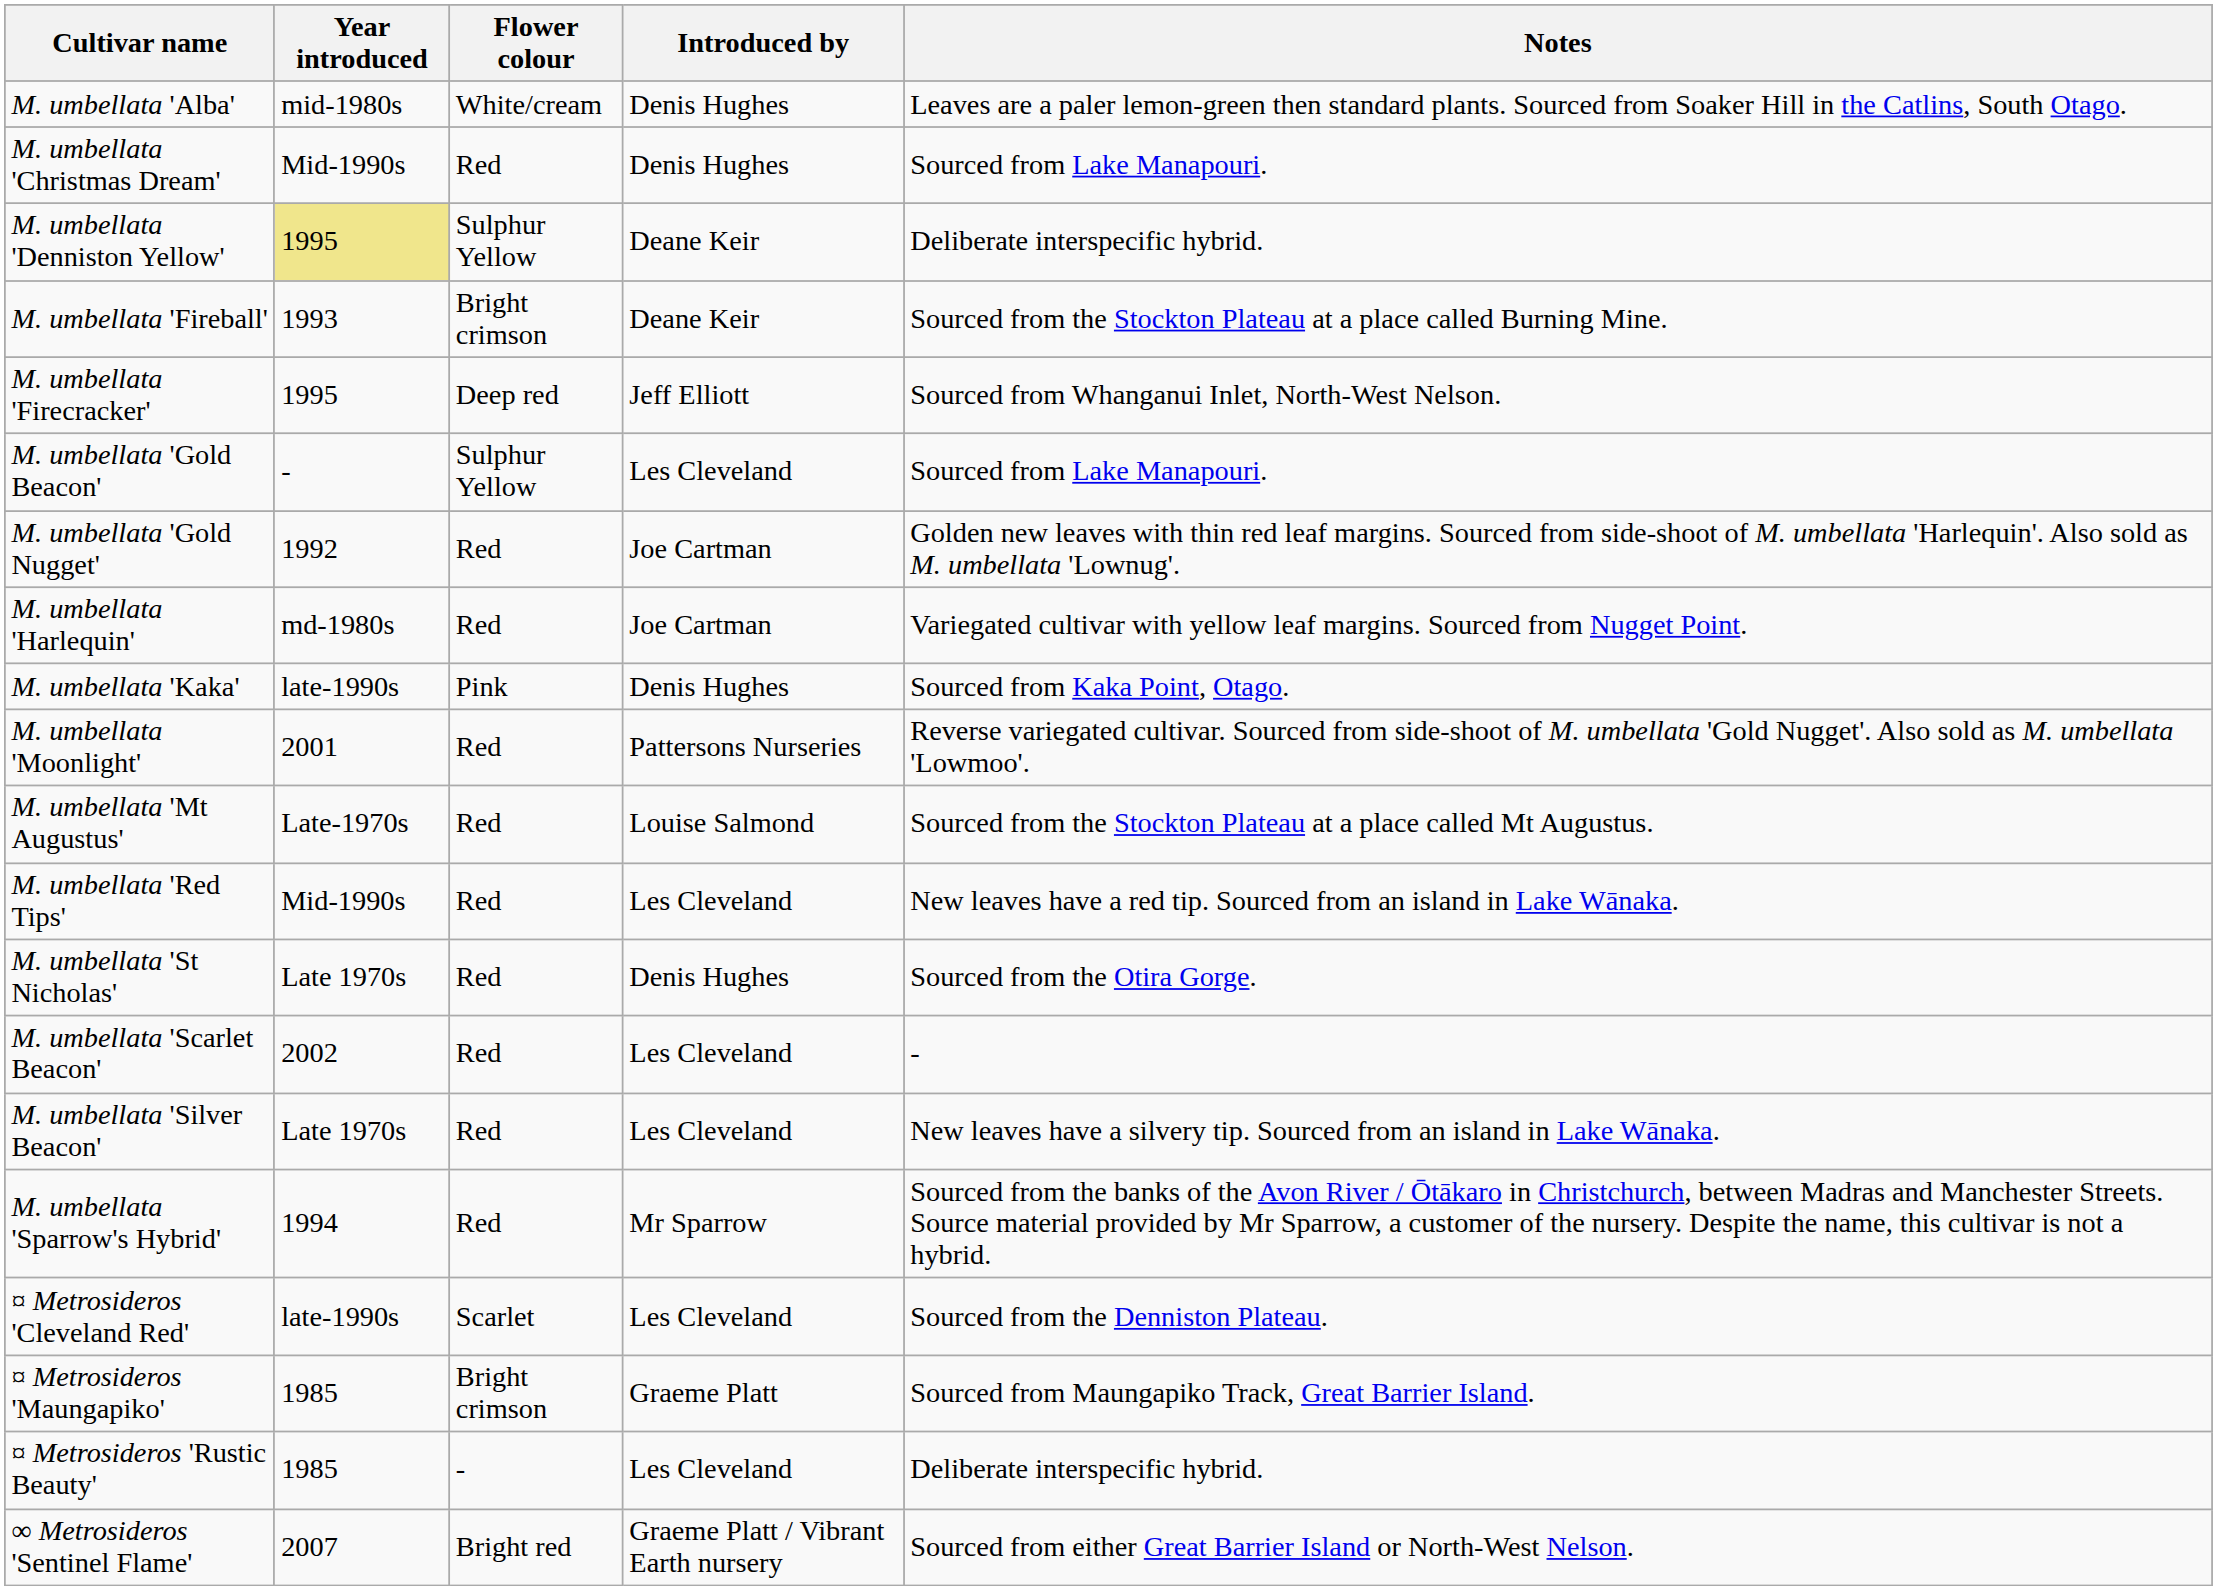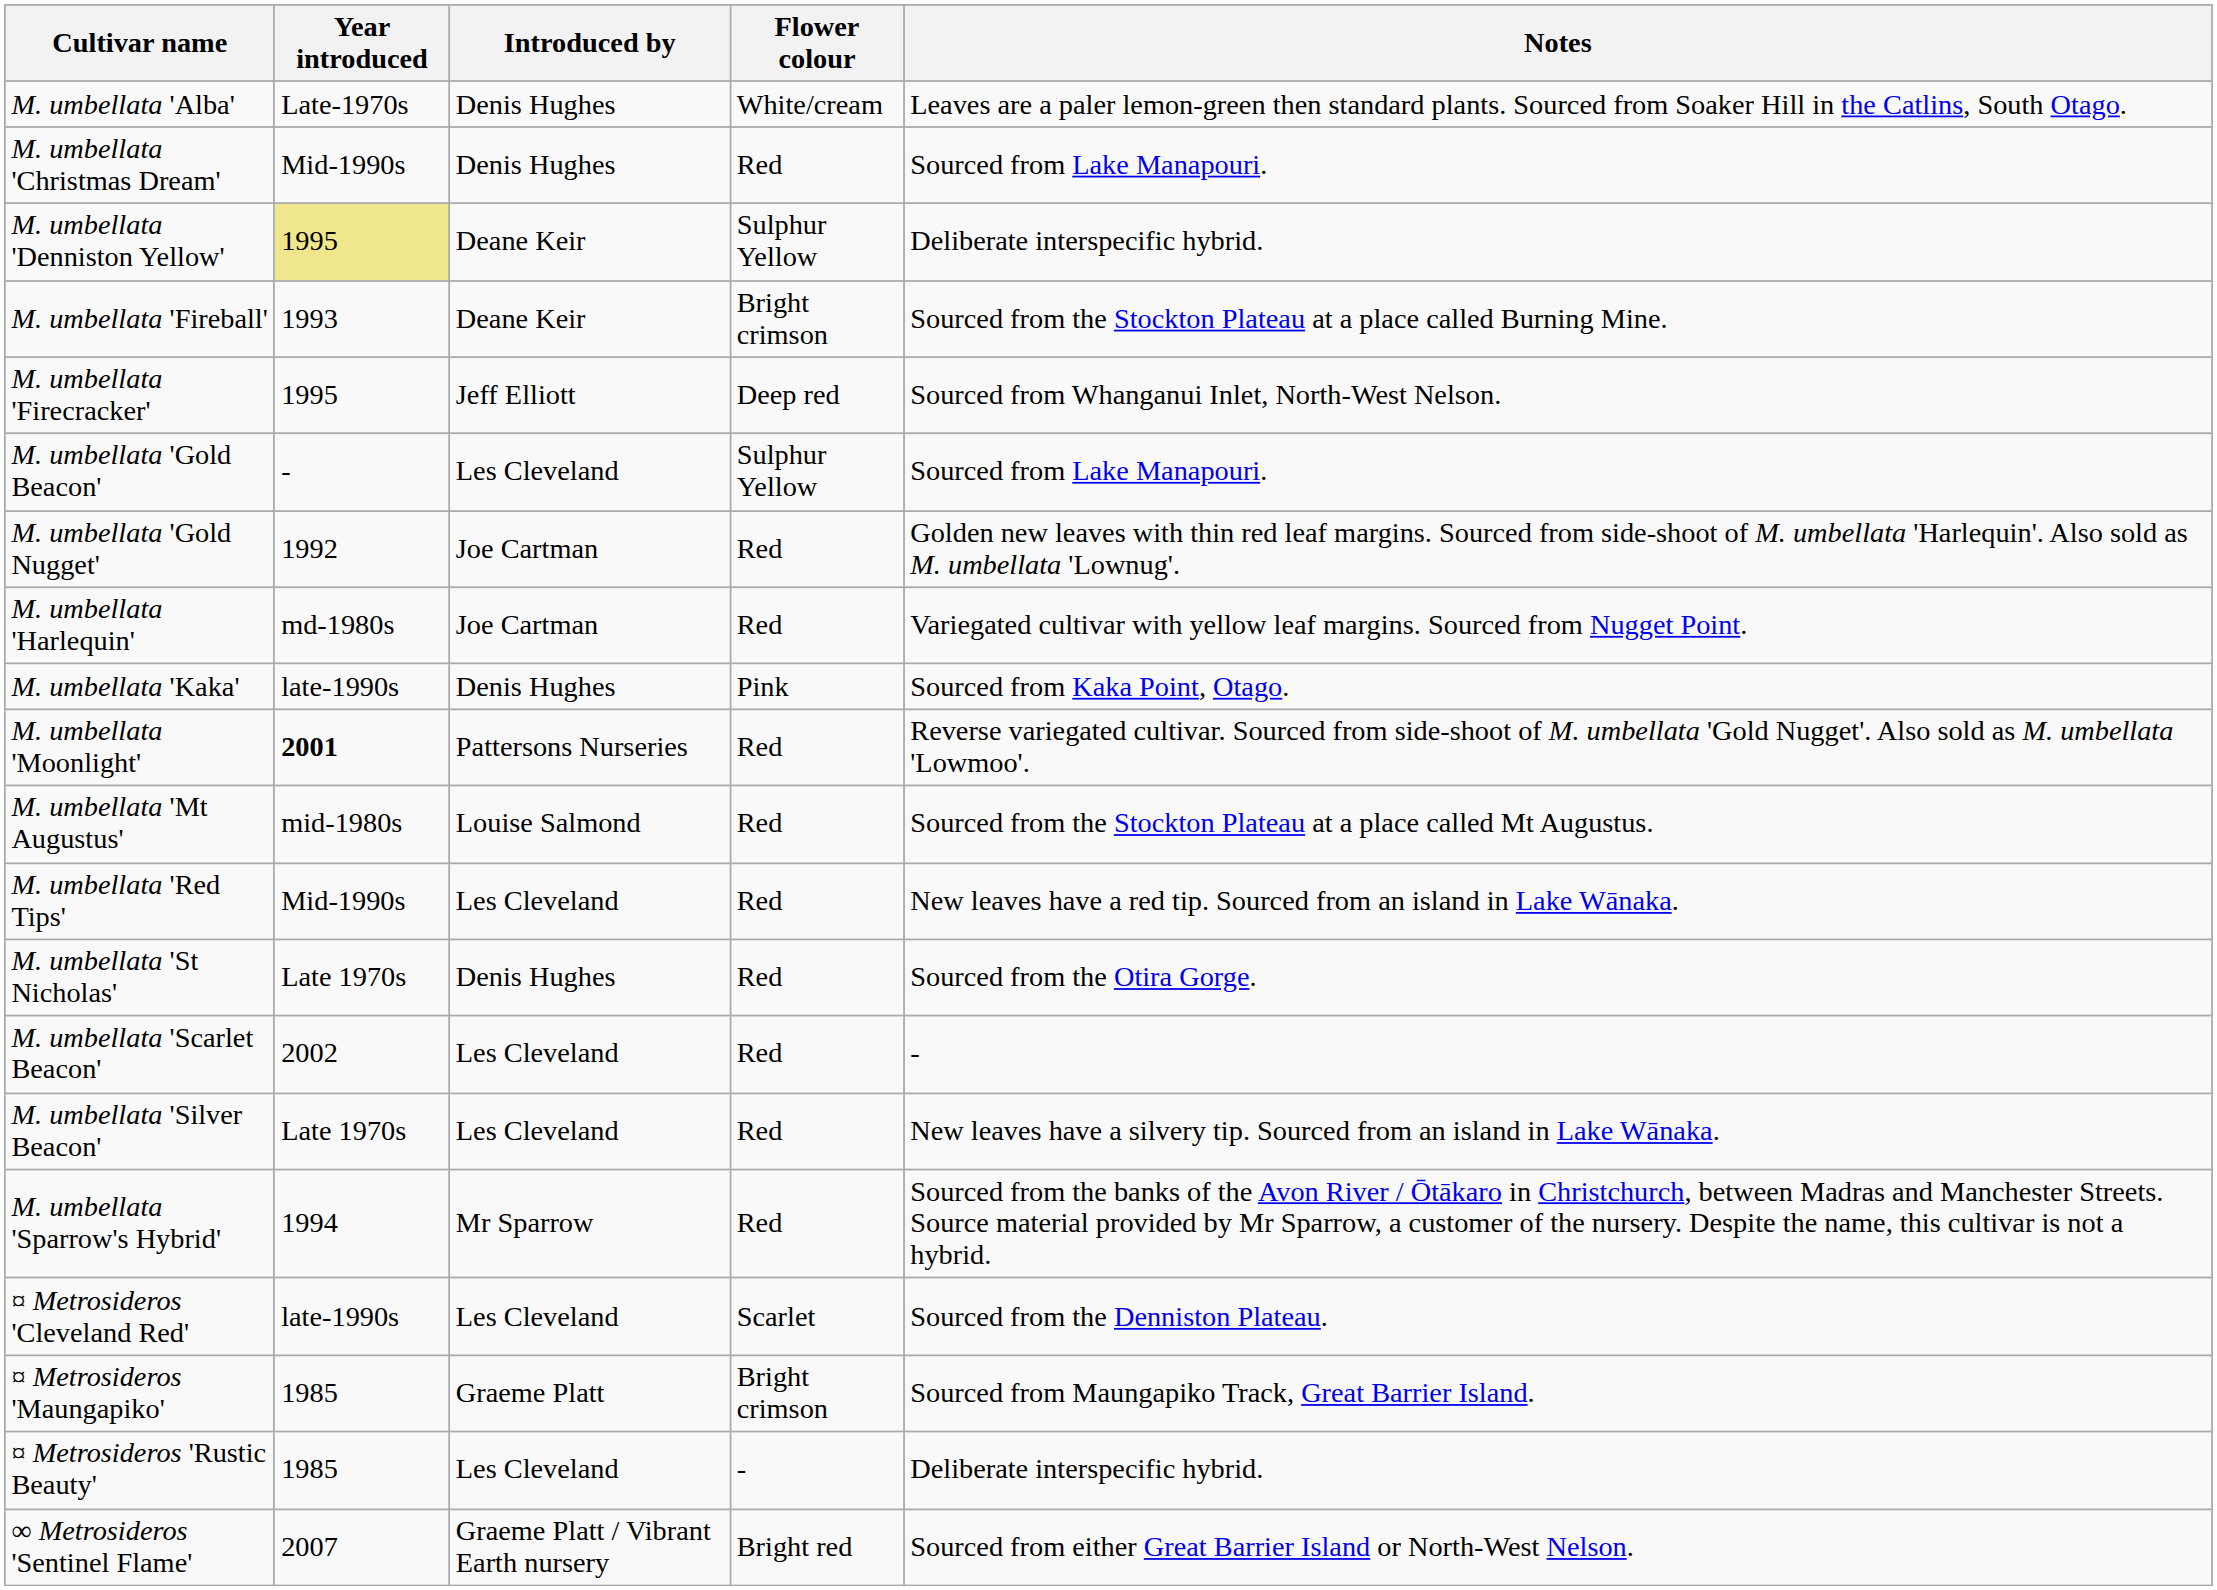columns swapped: (536, 42) <-> (763, 42)
(342, 103) mid-1980s -> (345, 103) Late-1970s
(309, 746) normal -> (309, 746) bold
(345, 823) Late-1970s -> (342, 823) mid-1980s
